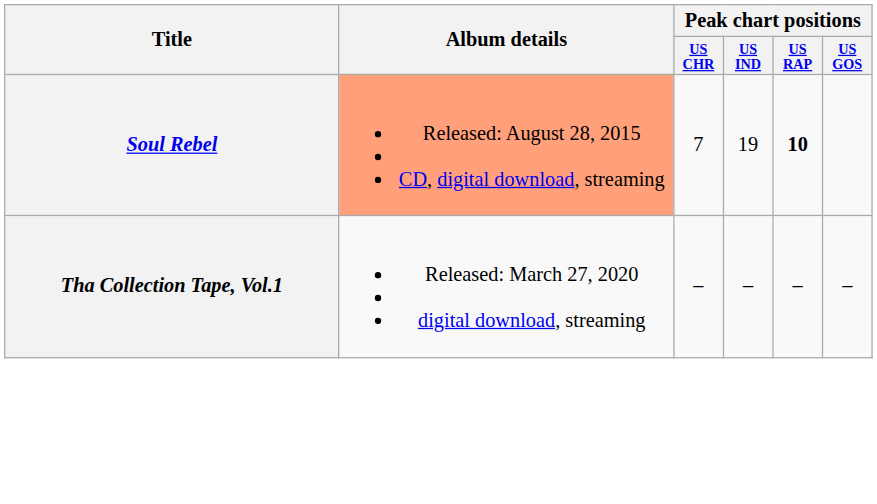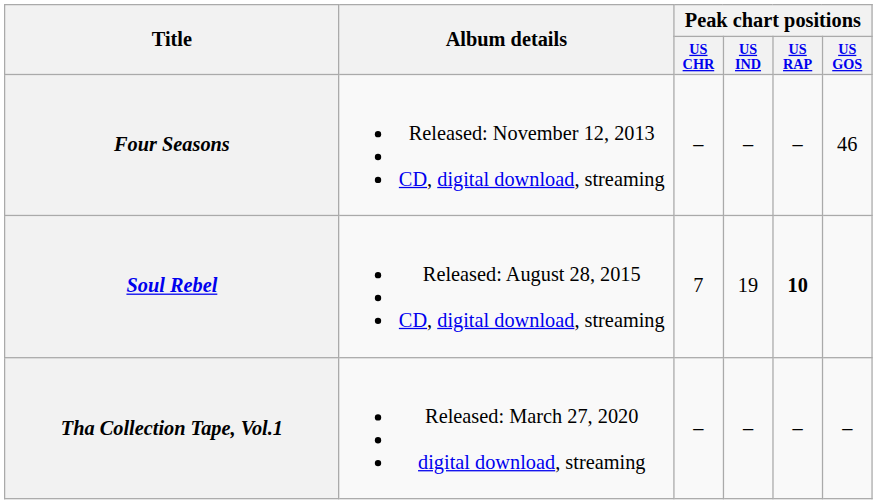+ row: (172, 144)
(506, 156) lightsalmon background -> (506, 298) no background
